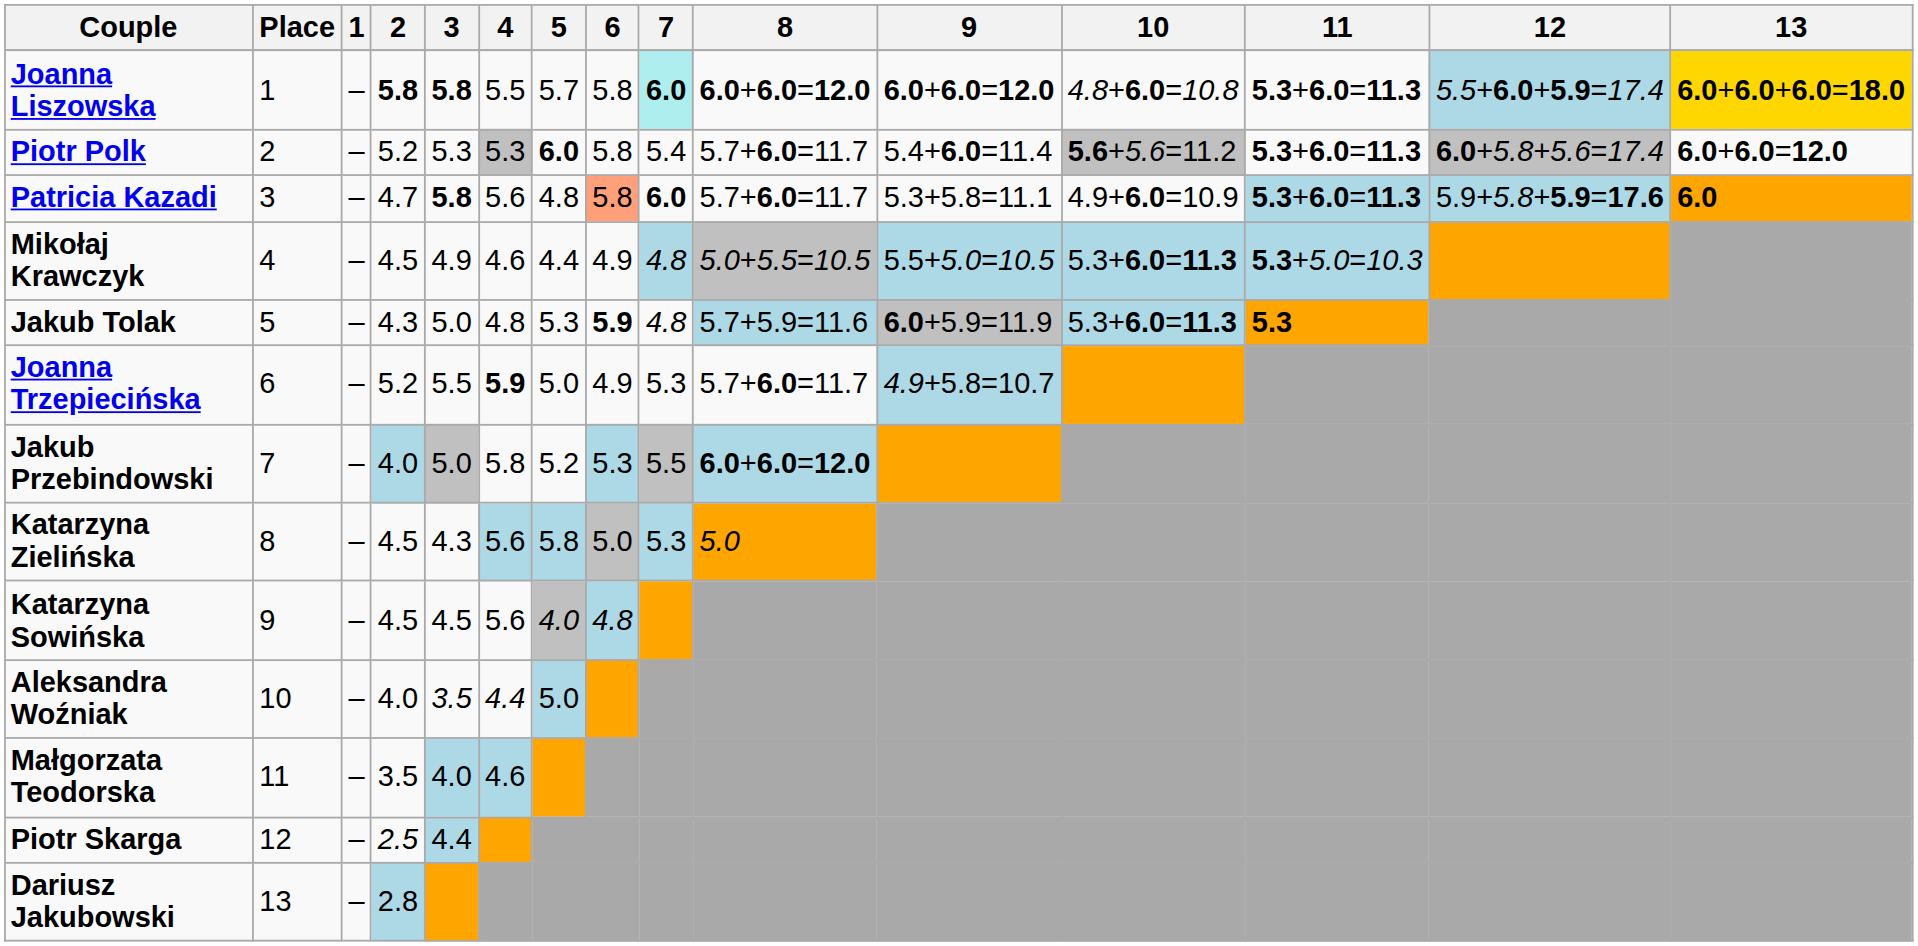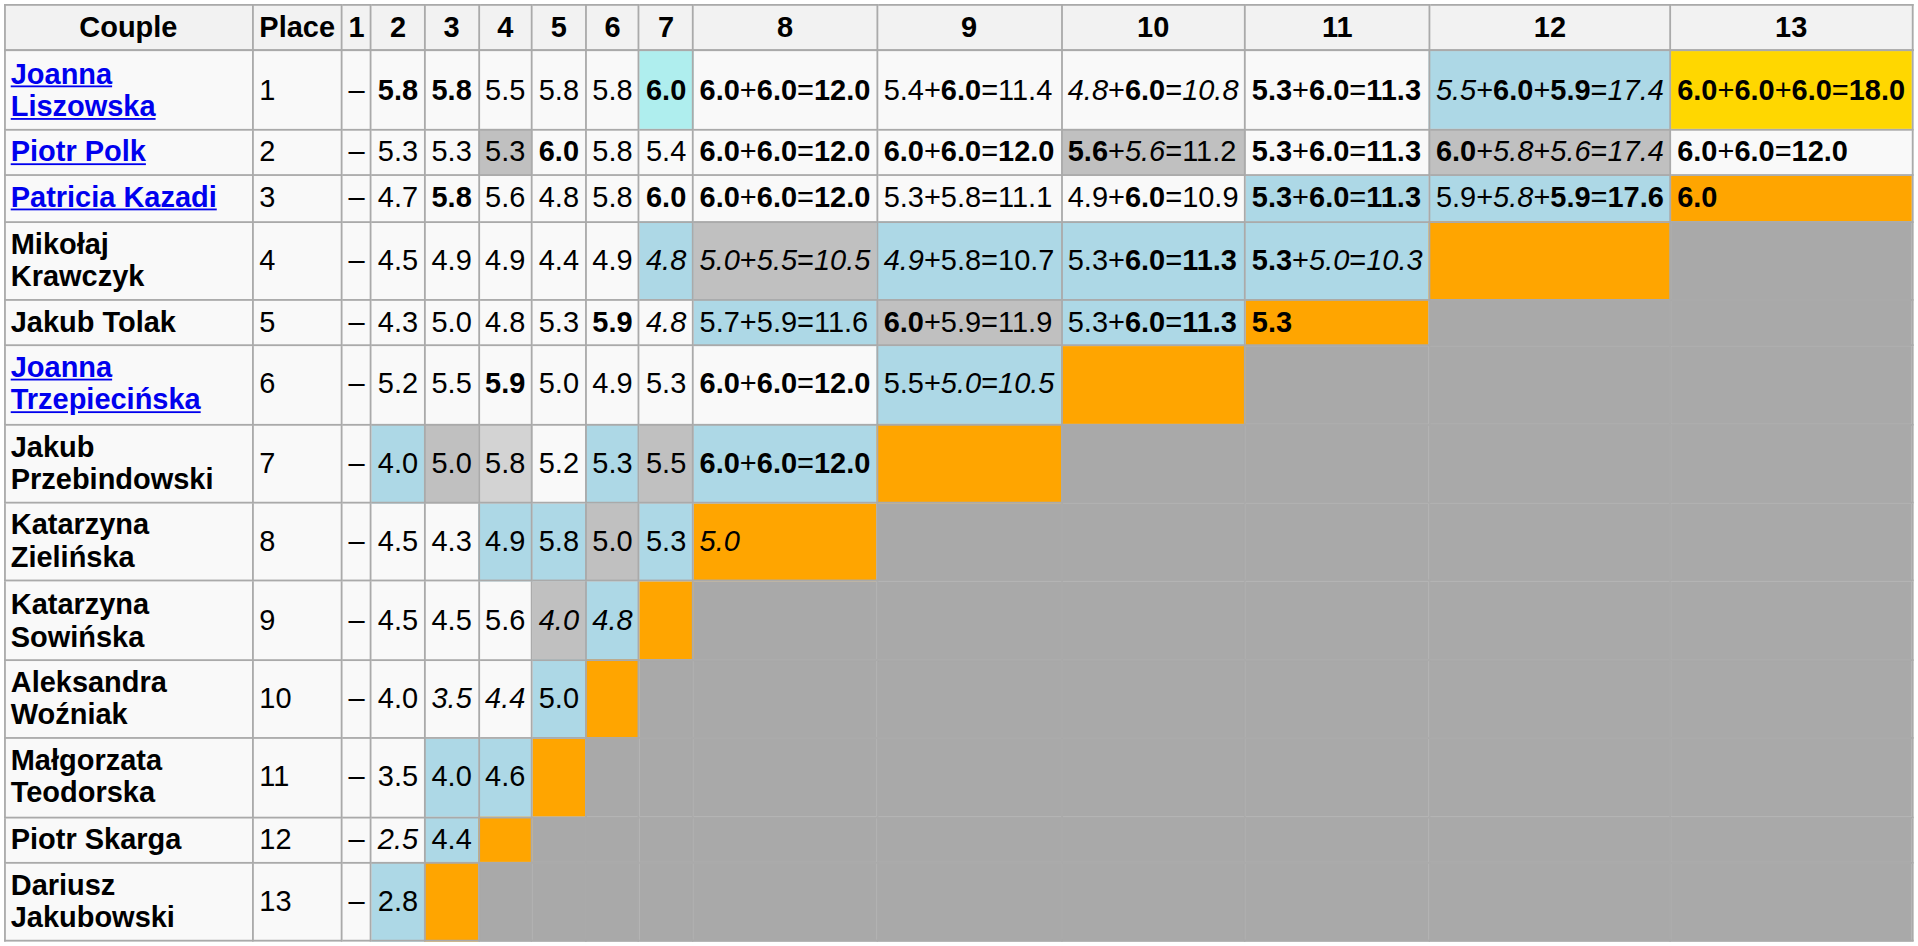(559, 89) 5.7 -> (559, 89) 5.8
(969, 89) 6.0+6.0=12.0 -> (968, 89) 5.4+6.0=11.4
(398, 151) 5.2 -> (398, 151) 5.3
(784, 151) 5.7+6.0=11.7 -> (785, 151) 6.0+6.0=12.0
(968, 151) 5.4+6.0=11.4 -> (969, 151) 6.0+6.0=12.0
(612, 197) lightsalmon background -> (612, 197) no background
(784, 197) 5.7+6.0=11.7 -> (785, 197) 6.0+6.0=12.0
(505, 260) 4.6 -> (505, 260) 4.9
(969, 260) 5.5+5.0=10.5 -> (969, 260) 4.9+5.8=10.7
(784, 384) 5.7+6.0=11.7 -> (785, 384) 6.0+6.0=12.0
(969, 384) 4.9+5.8=10.7 -> (969, 384) 5.5+5.0=10.5
(505, 462) no background -> (505, 462) lightgrey background
(505, 541) 5.6 -> (505, 541) 4.9
